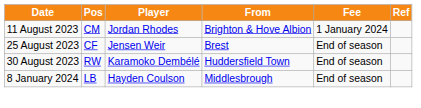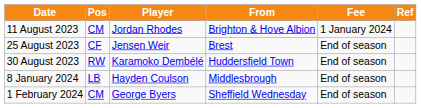+ row: (45, 95)
